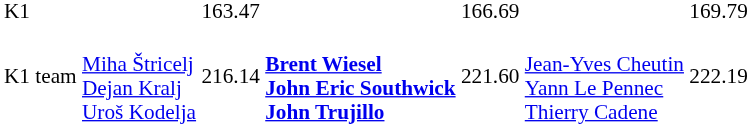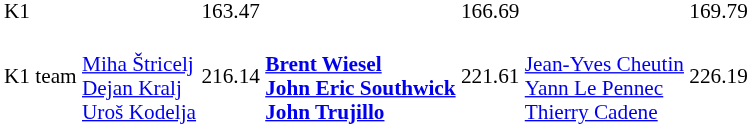(490, 75) 221.60 -> (490, 75) 221.61
(719, 75) 222.19 -> (719, 75) 226.19
